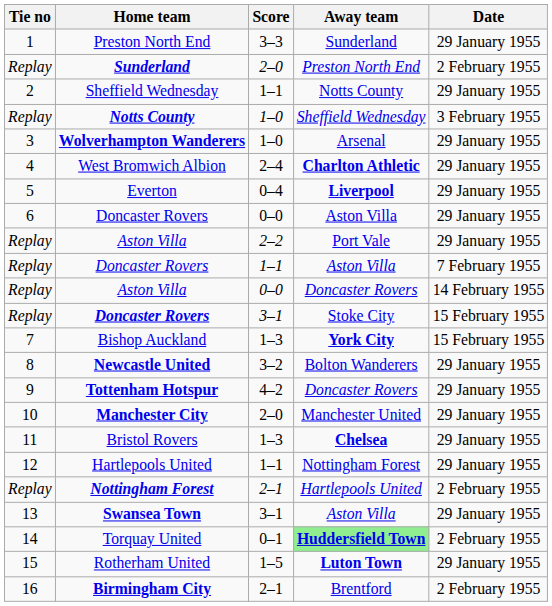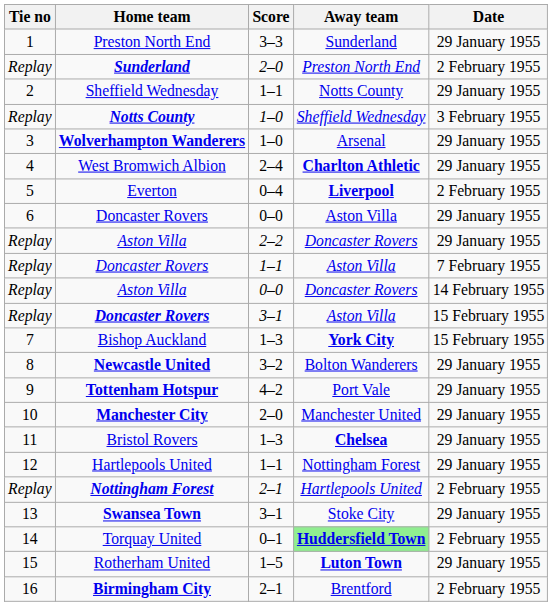(488, 191) 29 January 1955 -> (488, 191) 2 February 1955
(361, 240) Port Vale -> (361, 240) Doncaster Rovers
(361, 315) Stoke City -> (361, 315) Aston Villa
(361, 389) Doncaster Rovers -> (361, 389) Port Vale
(361, 514) Aston Villa -> (361, 514) Stoke City
